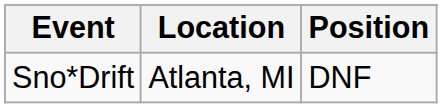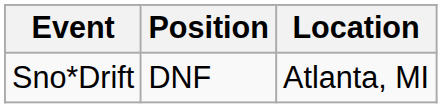columns swapped: (221, 28) <-> (369, 28)
